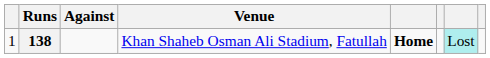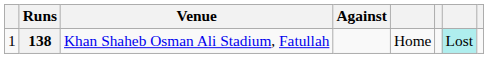columns swapped: (89, 16) <-> (254, 16)
(414, 41) bold -> (413, 41) normal
